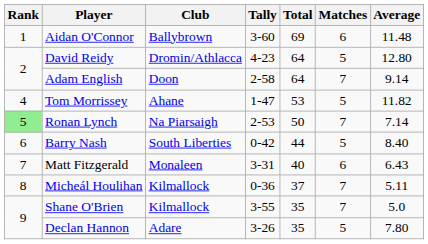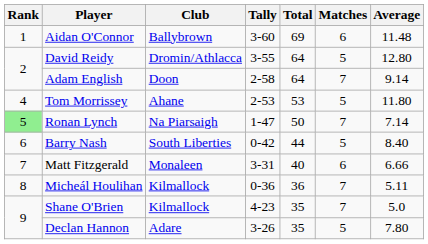(263, 57) 4-23 -> (263, 57) 3-55
(263, 100) 1-47 -> (263, 100) 2-53
(397, 100) 11.82 -> (397, 100) 11.80
(263, 121) 2-53 -> (263, 121) 1-47
(397, 164) 6.43 -> (397, 164) 6.66
(298, 185) 37 -> (298, 185) 36
(263, 206) 3-55 -> (263, 206) 4-23
